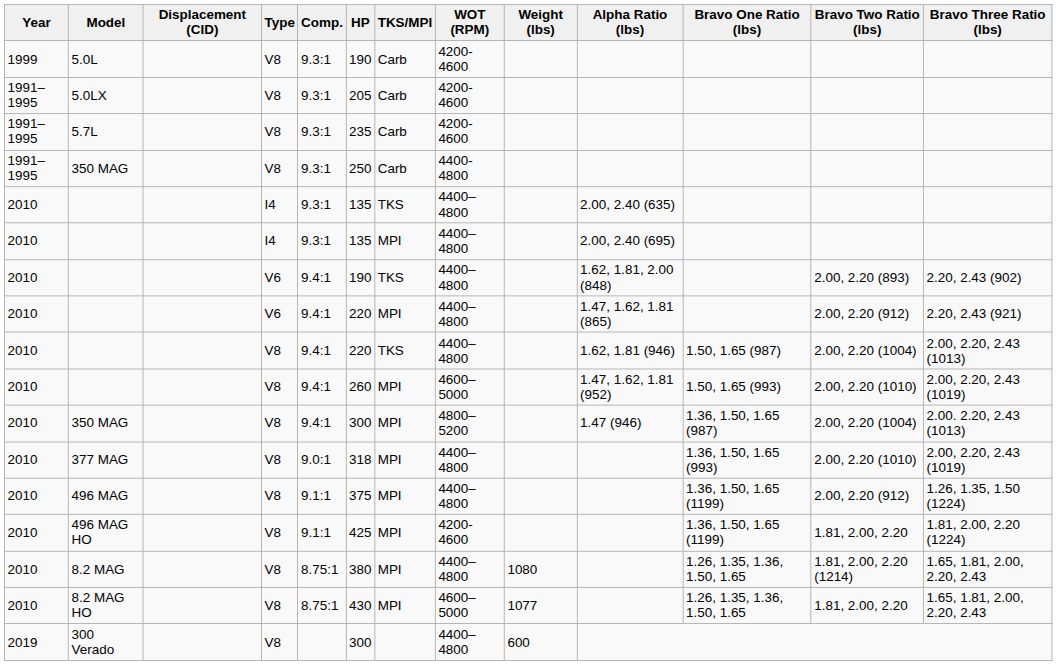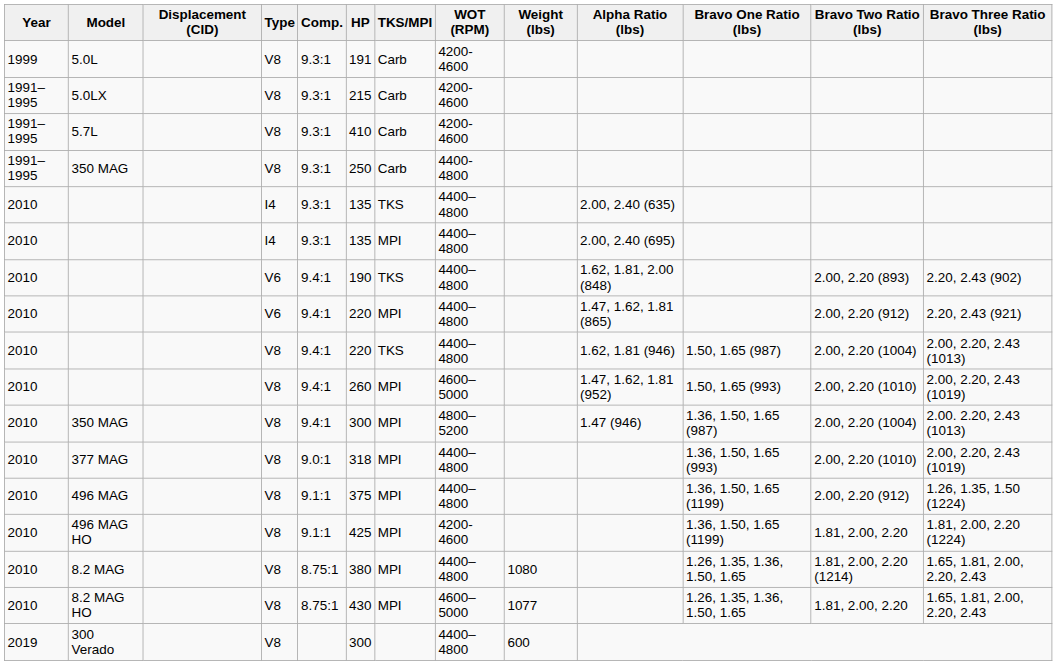(360, 59) 190 -> (360, 59) 191
(360, 95) 205 -> (360, 95) 215
(360, 132) 235 -> (360, 132) 410
